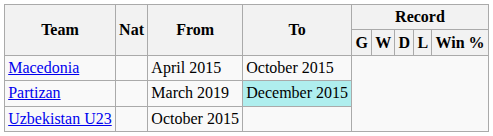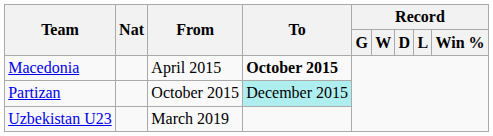(290, 67) normal -> (292, 67) bold
(190, 93) March 2019 -> (195, 93) October 2015
(195, 118) October 2015 -> (190, 118) March 2019
